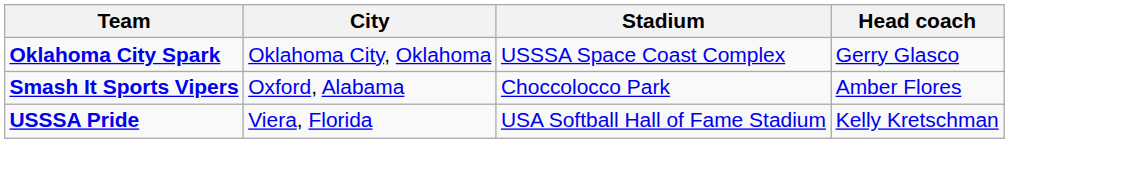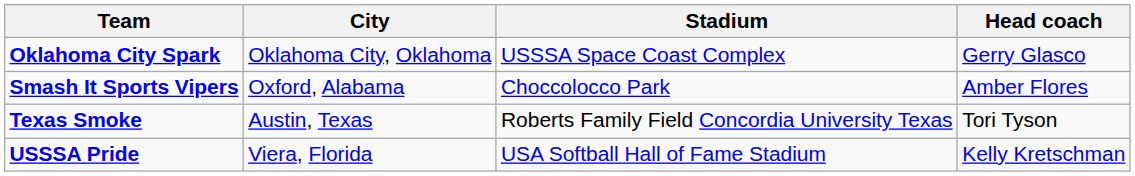+ row: (76, 120)
